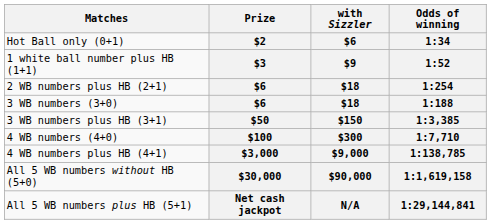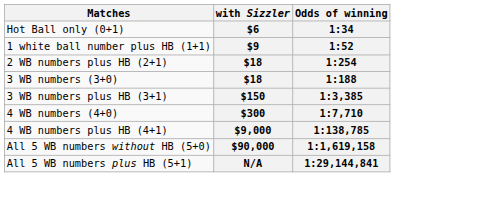- column: (260, 19)
